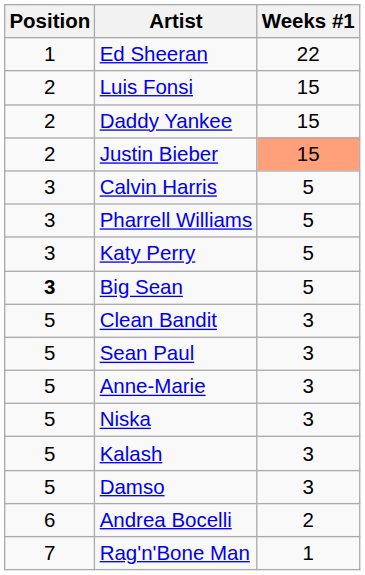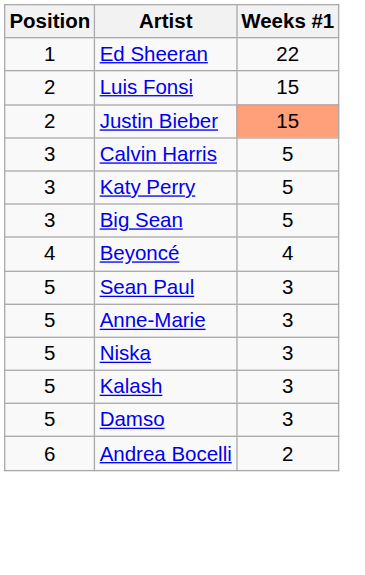- row: (166, 120)
- row: (176, 220)
(50, 286) bold -> (50, 220) normal
+ row: (140, 253)
- row: (158, 319)
- row: (175, 552)
